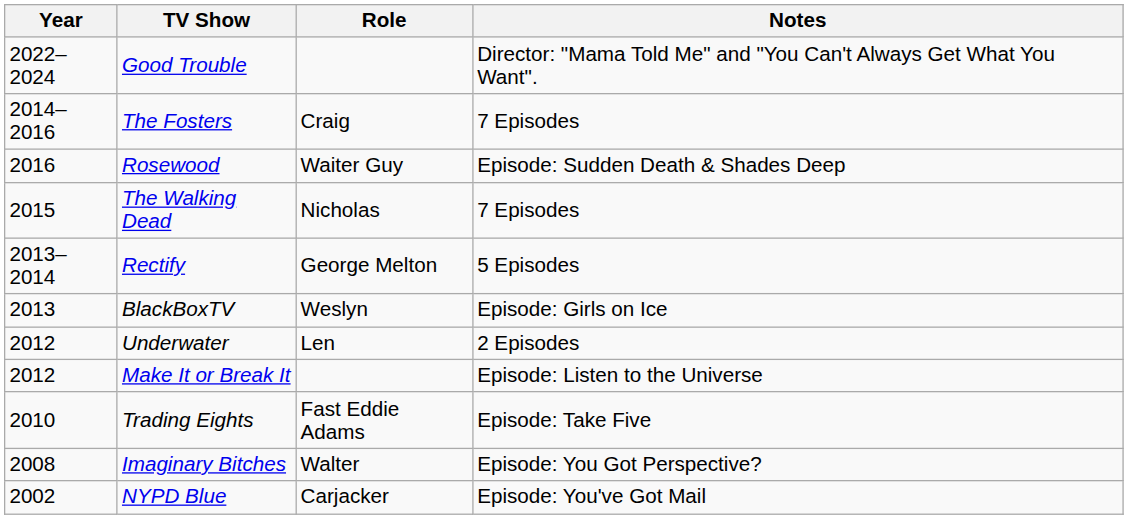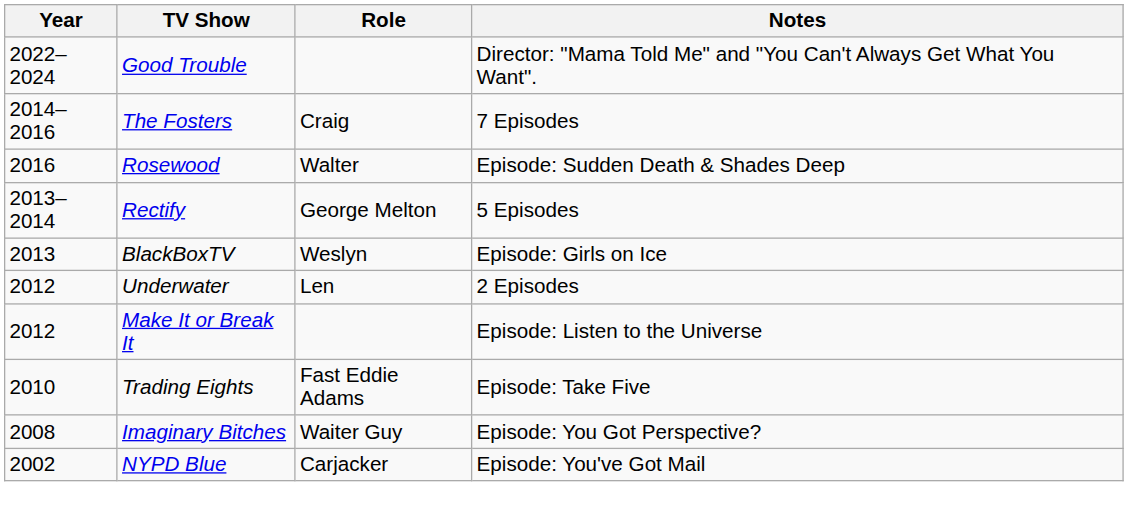(352, 165) Waiter Guy -> (329, 165) Walter
- row: (179, 209)
(330, 464) Walter -> (351, 431) Waiter Guy
